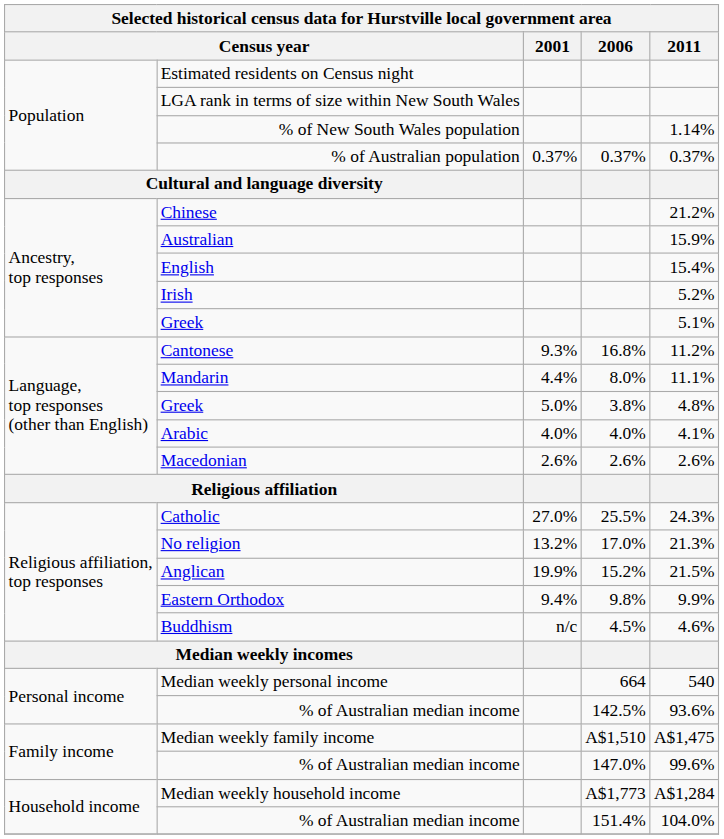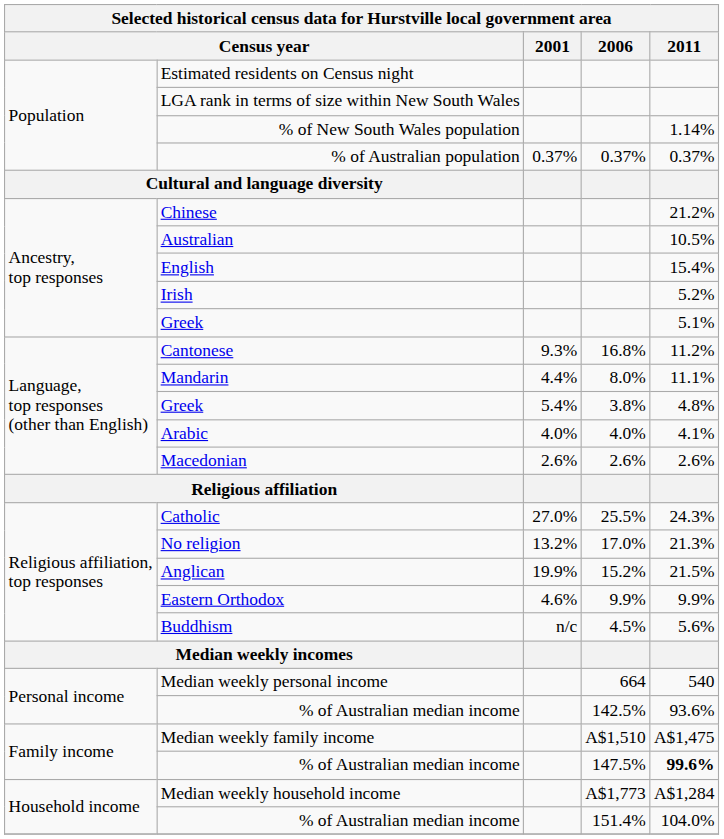(692, 239) 15.9% -> (692, 239) 10.5%
(559, 405) 5.0% -> (559, 405) 5.4%
(559, 599) 9.4% -> (559, 599) 4.6%
(625, 599) 9.8% -> (625, 599) 9.9%
(694, 626) 4.6% -> (694, 626) 5.6%
(619, 765) 147.0% -> (619, 765) 147.5%
(692, 765) normal -> (690, 765) bold
